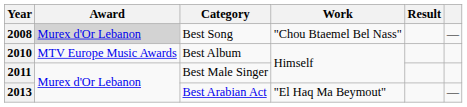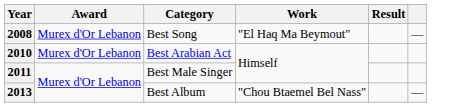(89, 33) lightgrey background -> (89, 33) no background
(338, 33) "Chou Btaemel Bel Nass" -> (294, 33) "El Haq Ma Beymout"
(107, 53) MTV Europe Music Awards -> (89, 53) Murex d'Or Lebanon
(212, 53) Best Album -> (189, 53) Best Arabian Act
(225, 92) Best Arabian Act -> (176, 92) Best Album
(330, 92) "El Haq Ma Beymout" -> (302, 92) "Chou Btaemel Bel Nass"
